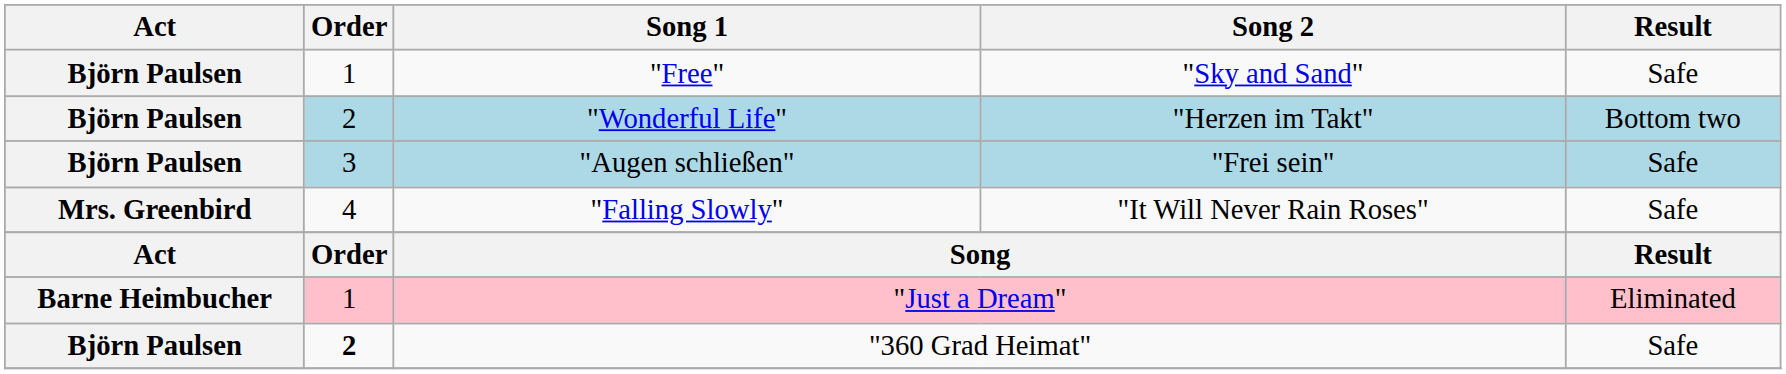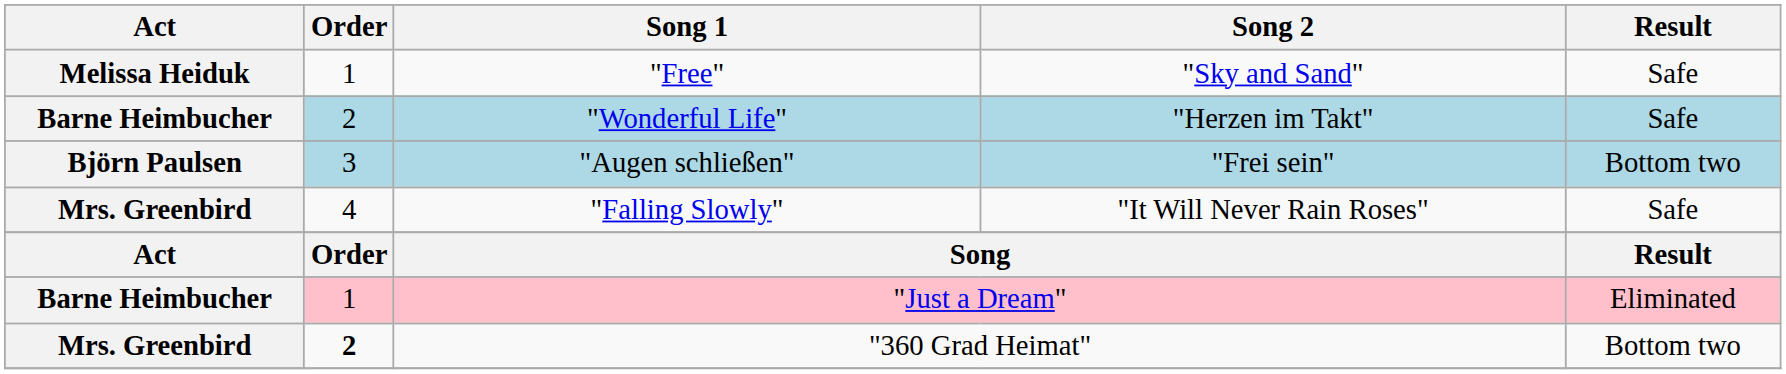(155, 72) Björn Paulsen -> (155, 72) Melissa Heiduk
(155, 118) Björn Paulsen -> (155, 118) Barne Heimbucher
(1673, 118) Bottom two -> (1673, 118) Safe
(1673, 163) Safe -> (1673, 163) Bottom two
(155, 345) Björn Paulsen -> (155, 345) Mrs. Greenbird
(1673, 345) Safe -> (1673, 345) Bottom two
